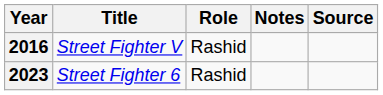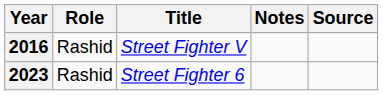columns swapped: (120, 18) <-> (218, 18)
